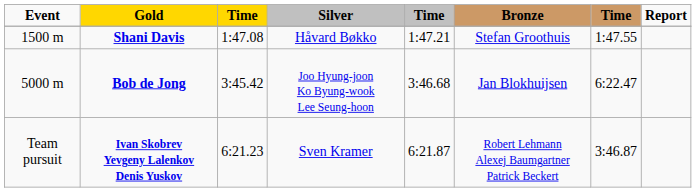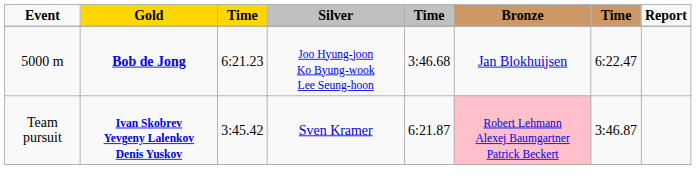- row: (149, 37)
(242, 83) 3:45.42 -> (242, 61) 6:21.23
(242, 152) 6:21.23 -> (242, 130) 3:45.42
(523, 160) no background -> (523, 138) pink background
